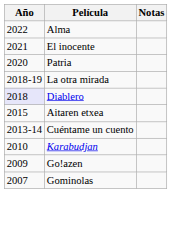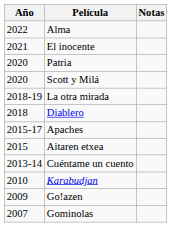+ row: (73, 79)
(17, 96) lavender background -> (17, 113) no background
+ row: (65, 130)
